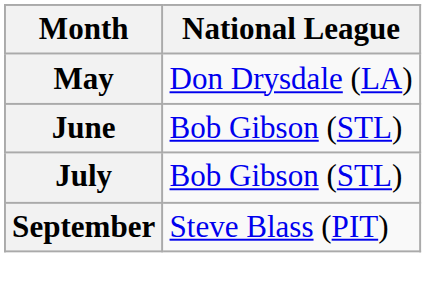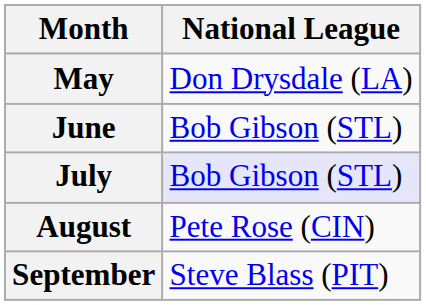(286, 176) no background -> (286, 176) lavender background
+ row: (84, 226)
